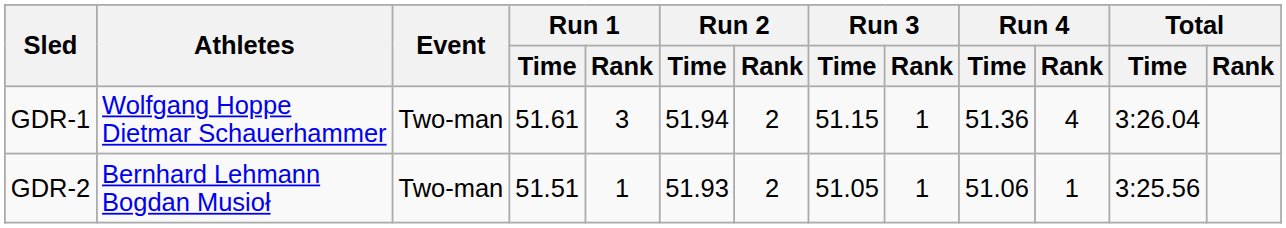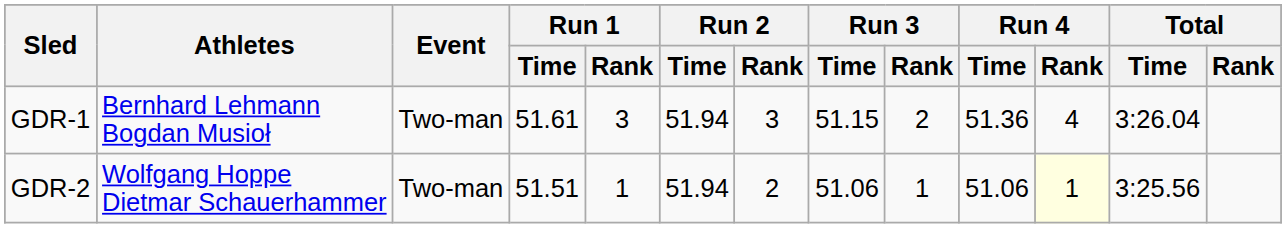(244, 120) Wolfgang Hoppe Dietmar Schauerhammer -> (211, 120) Bernhard Lehmann Bogdan Musioł
(772, 120) 2 -> (772, 120) 3
(922, 120) 1 -> (922, 120) 2
(211, 189) Bernhard Lehmann Bogdan Musioł -> (244, 189) Wolfgang Hoppe Dietmar Schauerhammer
(697, 189) 51.93 -> (697, 189) 51.94
(847, 189) 51.05 -> (847, 189) 51.06
(1072, 189) no background -> (1072, 189) lightyellow background
